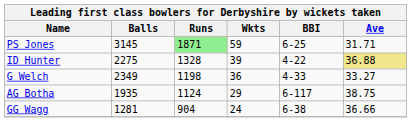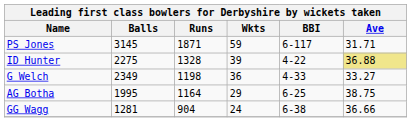(189, 45) lightgreen background -> (189, 45) no background
(294, 45) 6-25 -> (297, 45) 6-117
(126, 93) 1935 -> (126, 93) 1995
(189, 93) 1124 -> (189, 93) 1164
(297, 93) 6-117 -> (294, 93) 6-25
